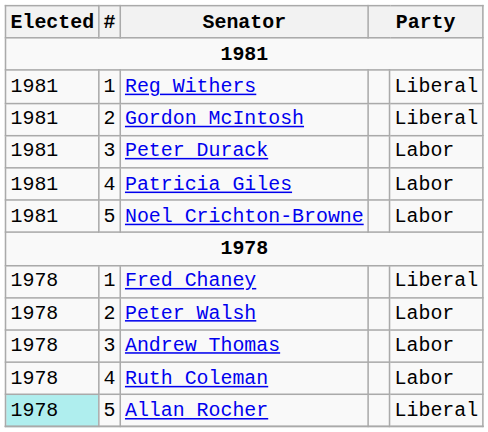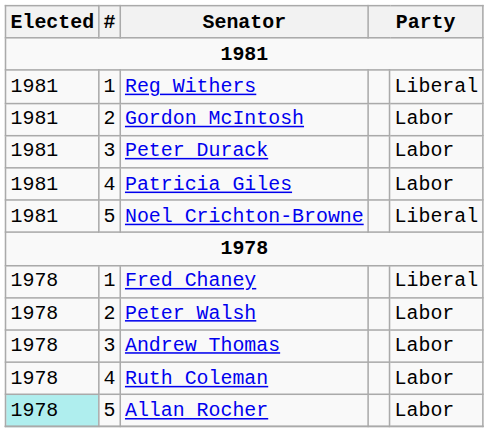(436, 119) Liberal -> (424, 119) Labor
(424, 216) Labor -> (436, 216) Liberal
(436, 411) Liberal -> (424, 411) Labor
